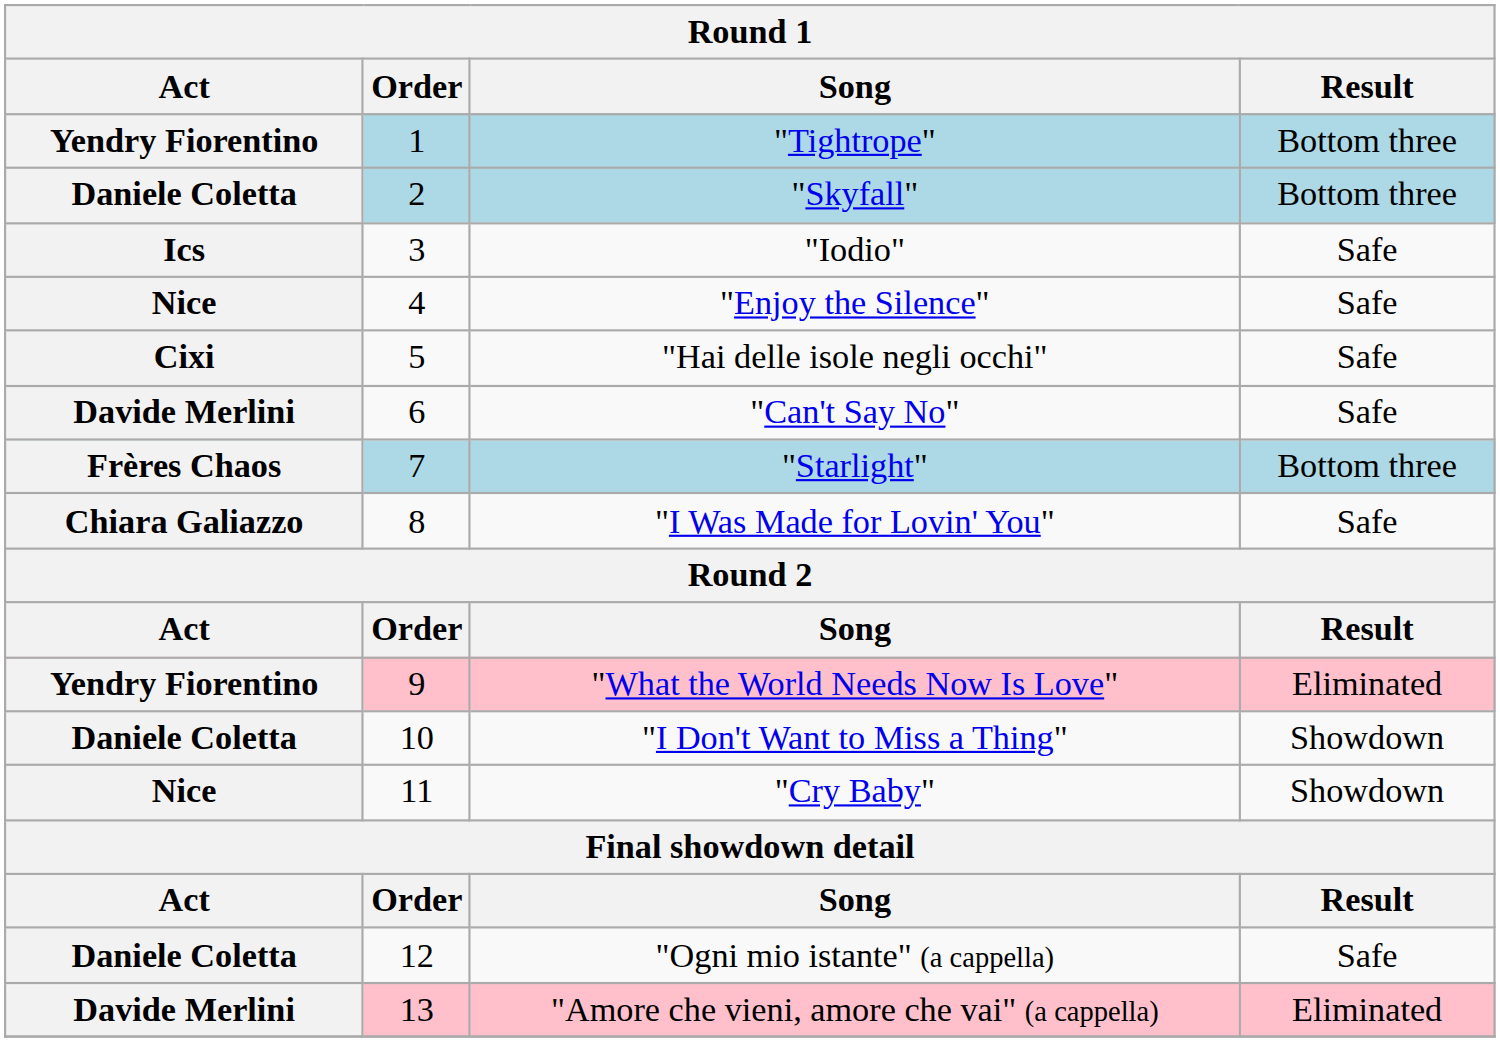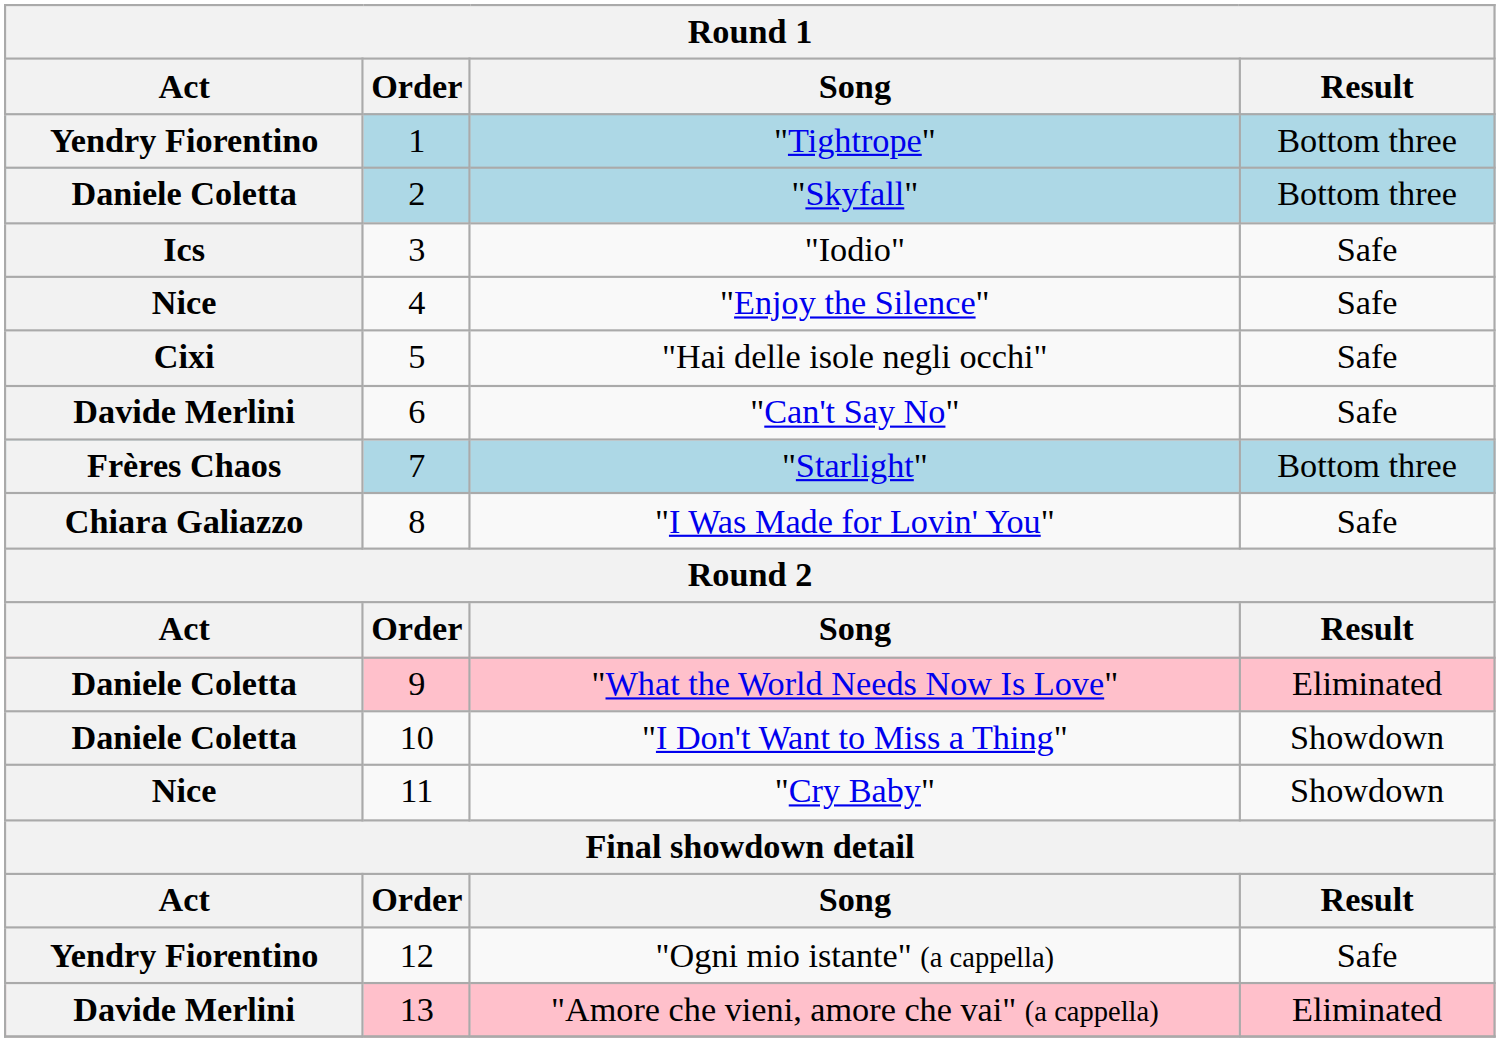(184, 683) Yendry Fiorentino -> (184, 683) Daniele Coletta
(184, 954) Daniele Coletta -> (184, 954) Yendry Fiorentino
